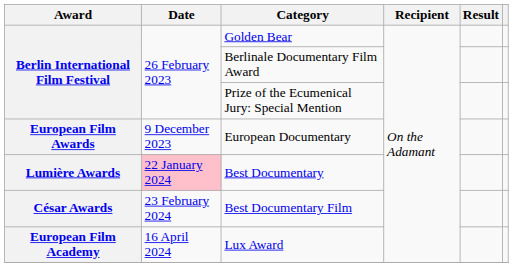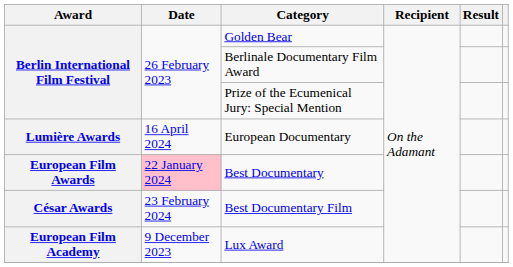(73, 136) European Film Awards -> (73, 136) Lumière Awards
(177, 136) 9 December 2023 -> (167, 136) 16 April 2024
(73, 172) Lumière Awards -> (73, 172) European Film Awards
(167, 244) 16 April 2024 -> (177, 244) 9 December 2023
